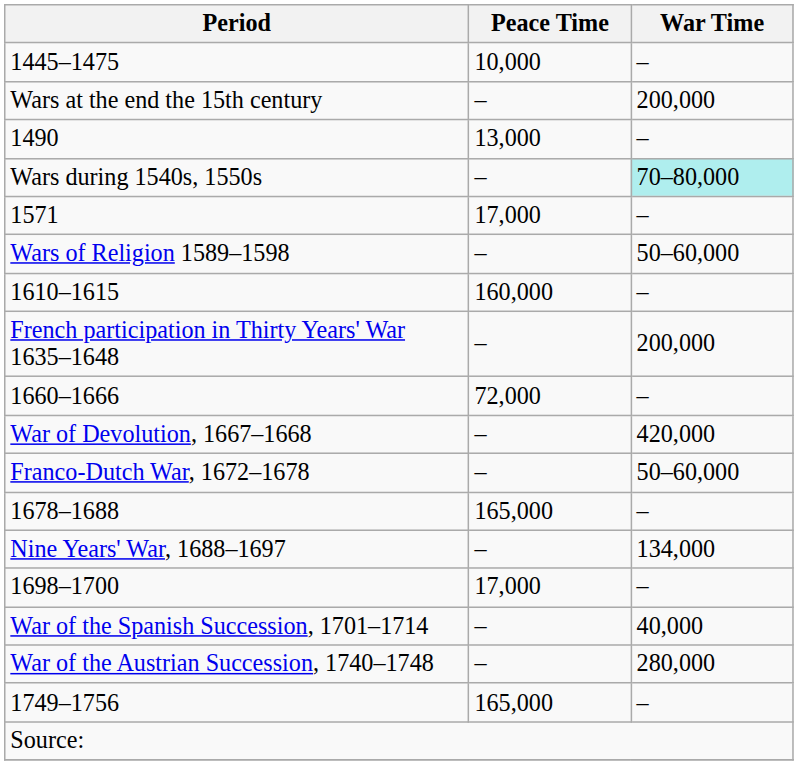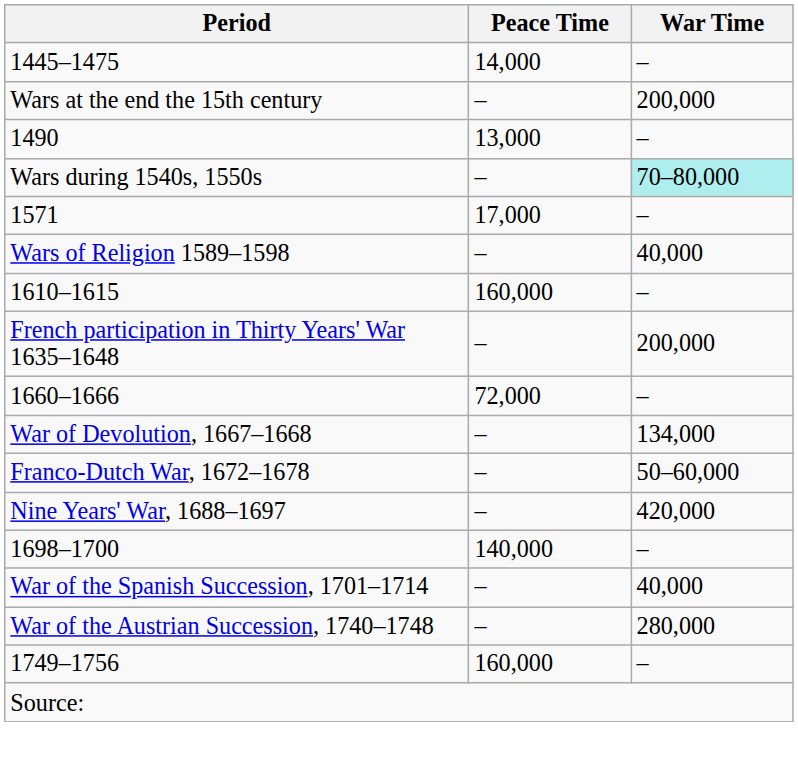(508, 61) 10,000 -> (508, 61) 14,000
(688, 253) 50–60,000 -> (670, 253) 40,000
(676, 434) 420,000 -> (676, 434) 134,000
- row: (65, 510)
(676, 548) 134,000 -> (676, 510) 420,000
(508, 587) 17,000 -> (514, 548) 140,000
(514, 702) 165,000 -> (514, 663) 160,000
